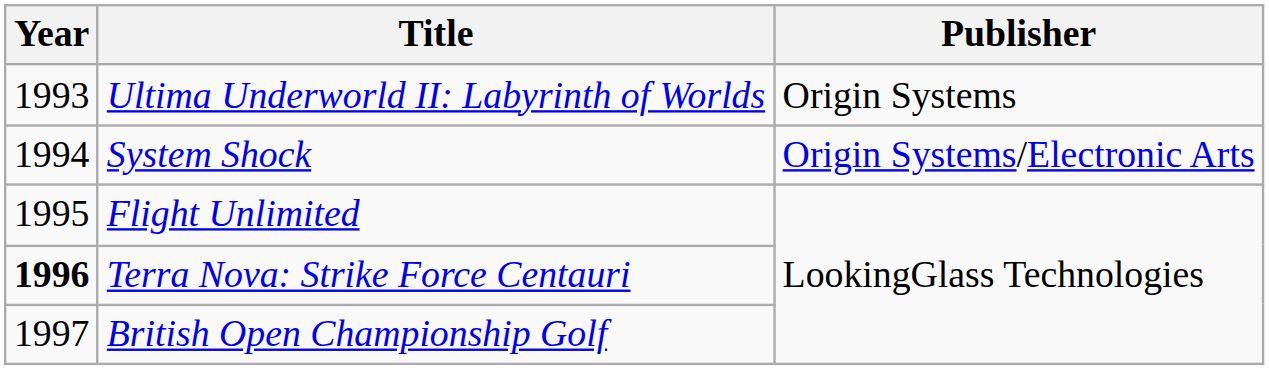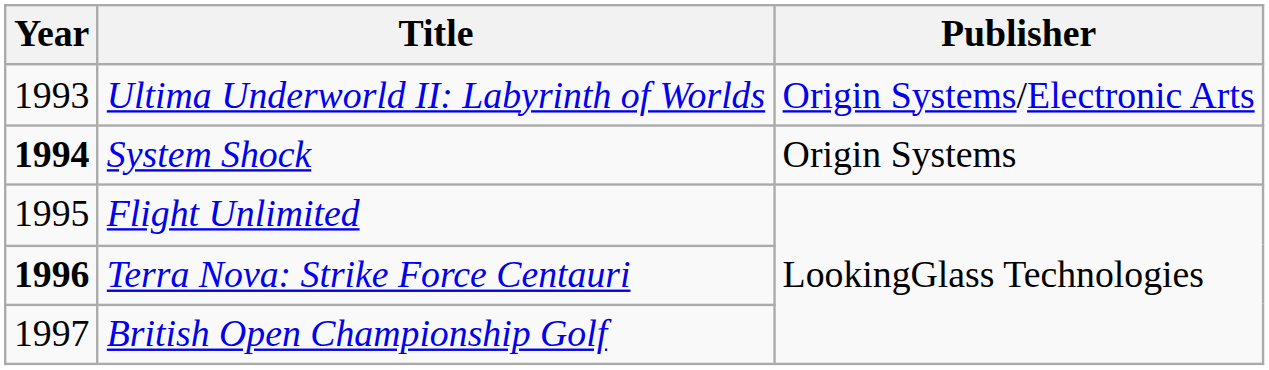(900, 94) Origin Systems -> (1019, 94) Origin Systems/Electronic Arts
(52, 154) normal -> (52, 154) bold
(1019, 154) Origin Systems/Electronic Arts -> (900, 154) Origin Systems
